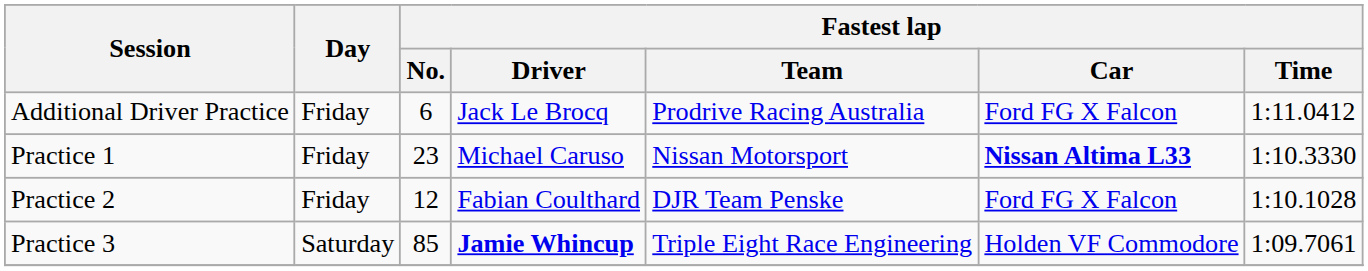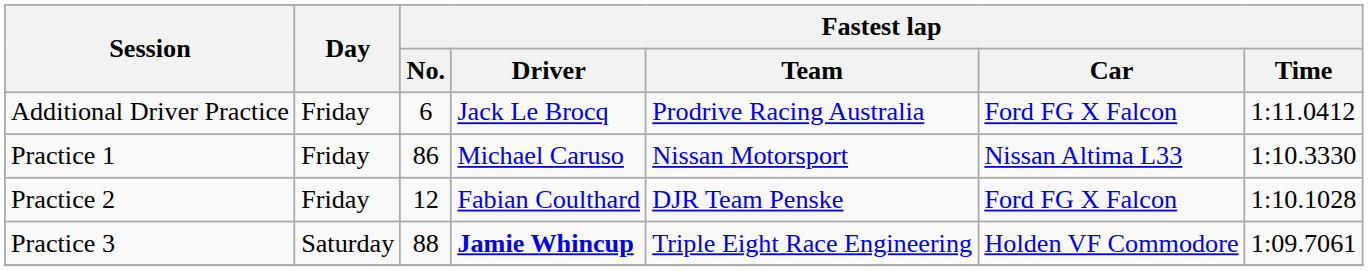(426, 156) 23 -> (426, 156) 86
(1088, 156) bold -> (1083, 156) normal
(426, 242) 85 -> (426, 242) 88
